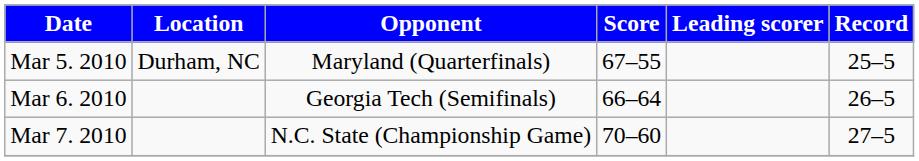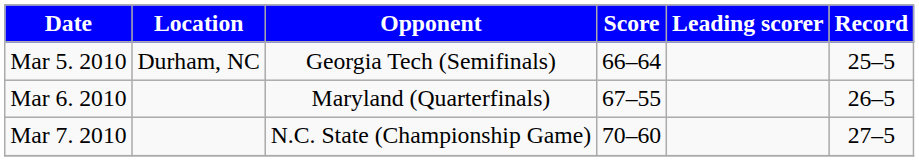(431, 60) Maryland (Quarterfinals) -> (431, 60) Georgia Tech (Semifinals)
(632, 60) 67–55 -> (632, 60) 66–64
(431, 98) Georgia Tech (Semifinals) -> (431, 98) Maryland (Quarterfinals)
(632, 98) 66–64 -> (632, 98) 67–55
